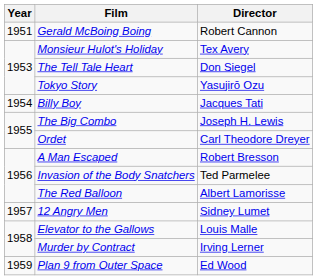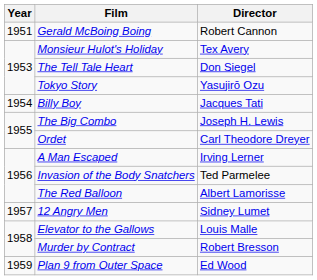(239, 157) Robert Bresson -> (232, 157) Irving Lerner
(232, 247) Irving Lerner -> (239, 247) Robert Bresson
